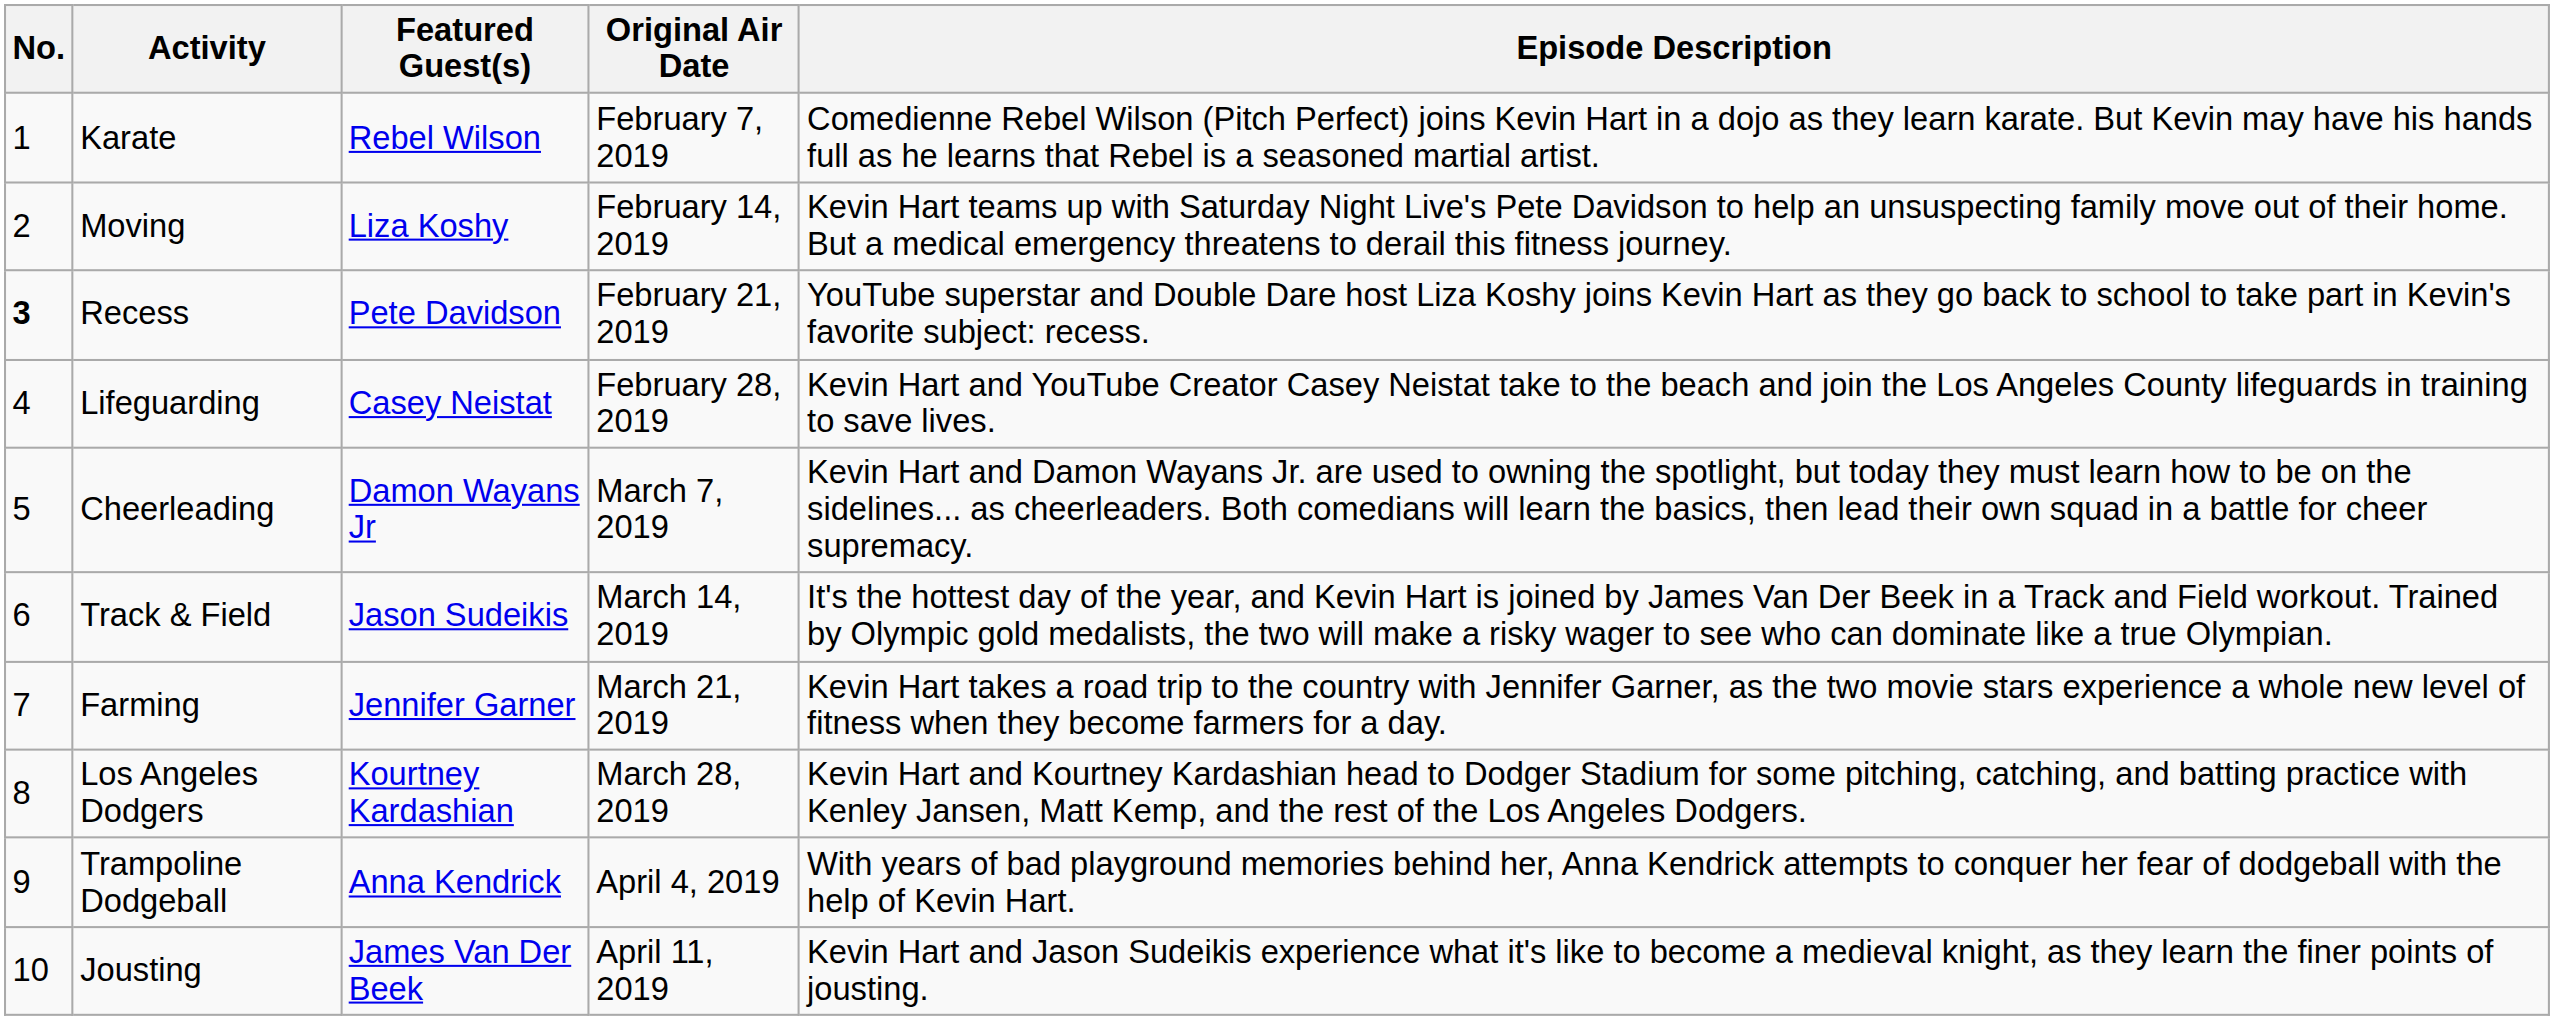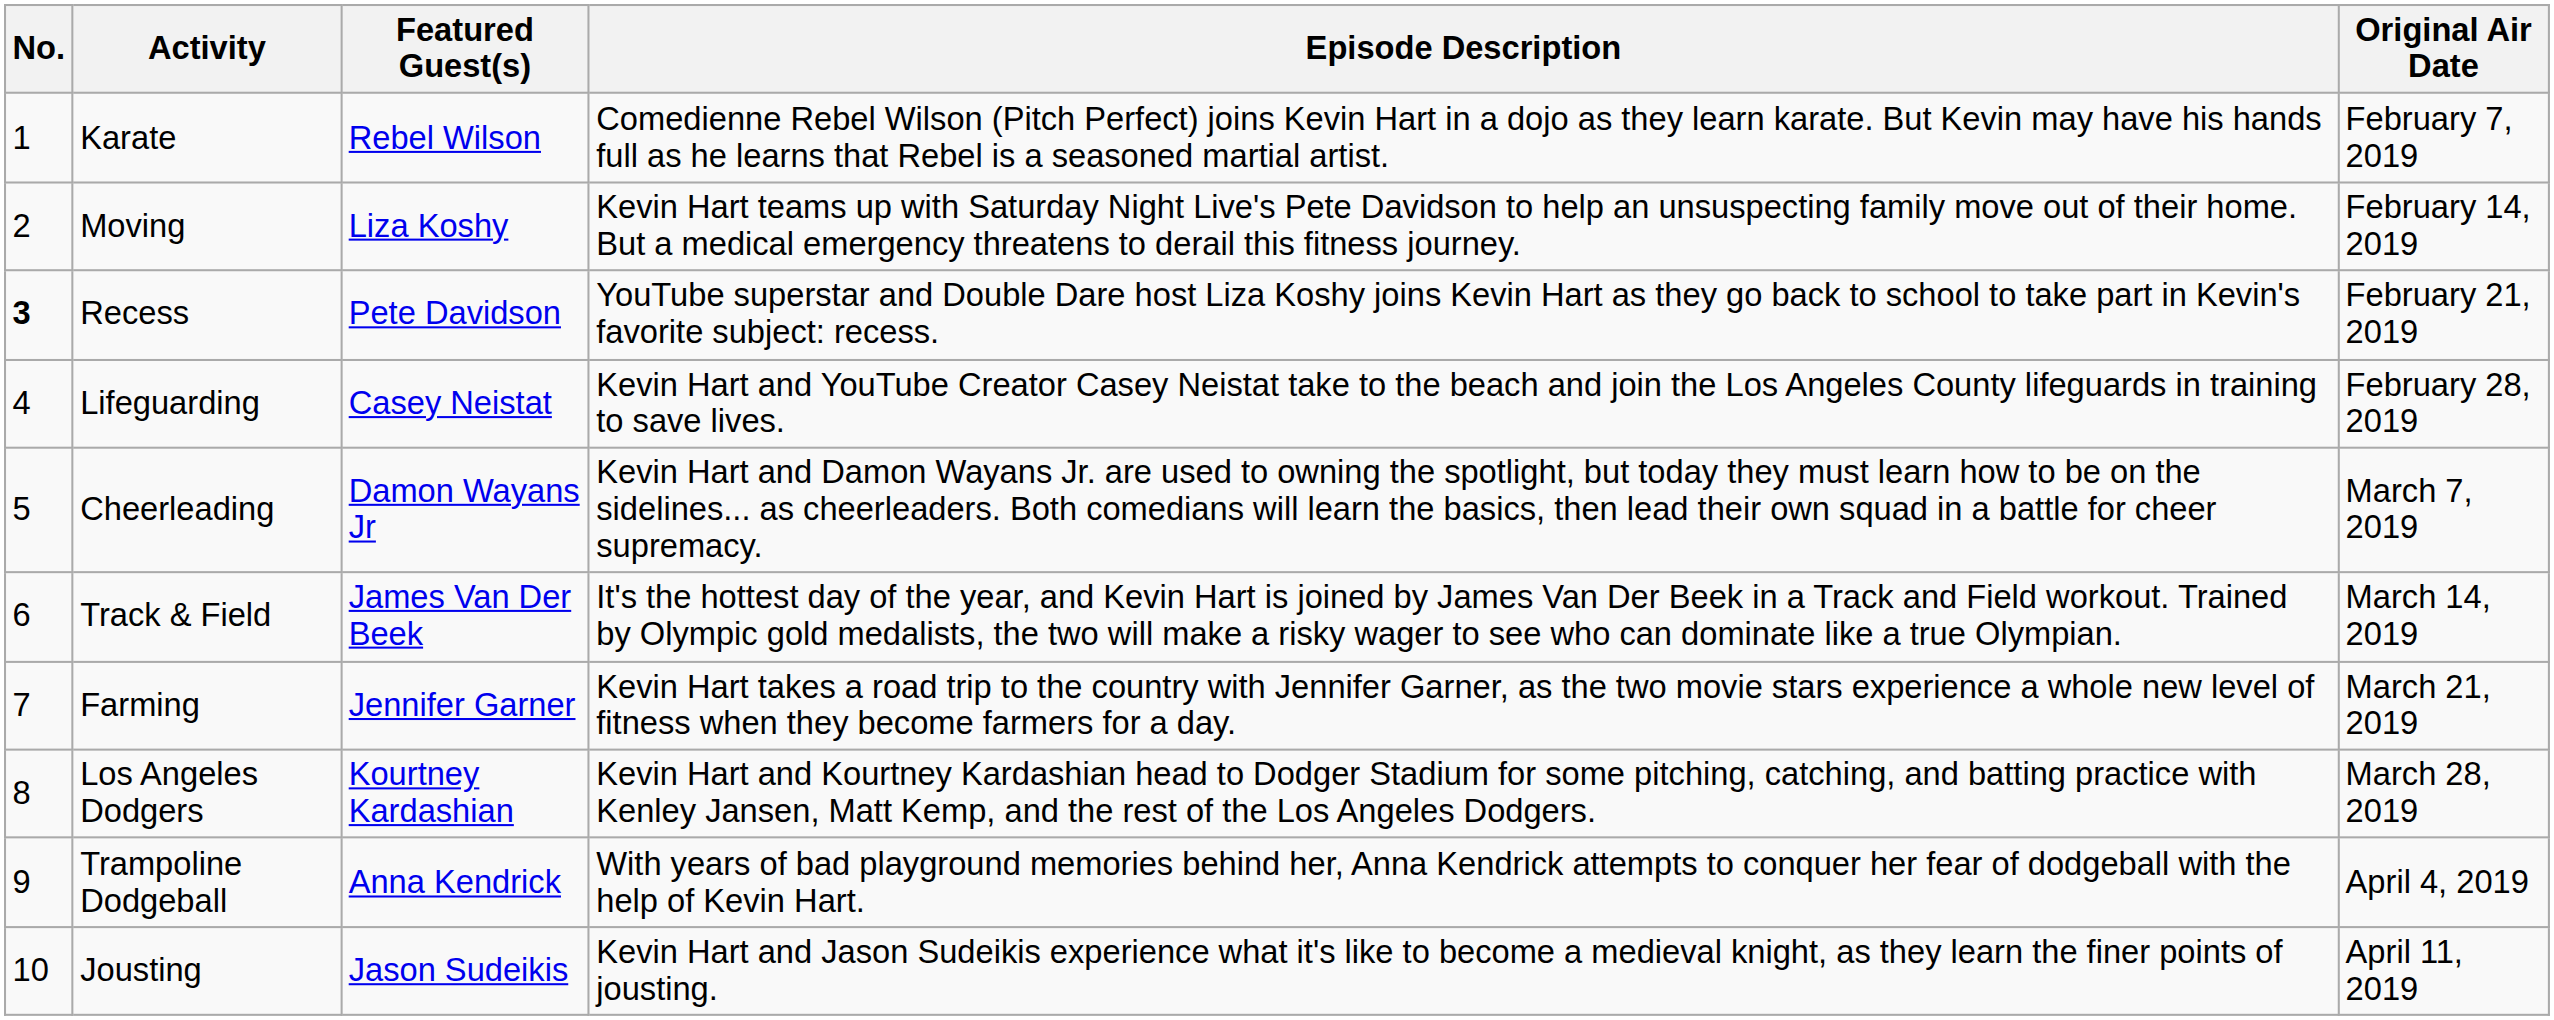columns swapped: (1674, 48) <-> (694, 48)
(458, 616) Jason Sudeikis -> (460, 616) James Van Der Beek
(460, 970) James Van Der Beek -> (458, 970) Jason Sudeikis
